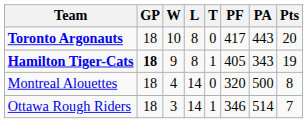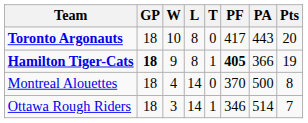(235, 61) normal -> (235, 61) bold
(263, 61) 343 -> (263, 61) 366
(235, 83) 320 -> (235, 83) 370
